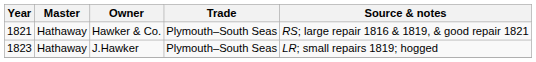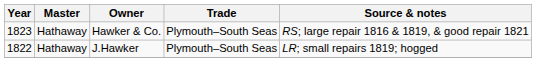(19, 31) 1821 -> (19, 31) 1823
(19, 48) 1823 -> (19, 48) 1822
